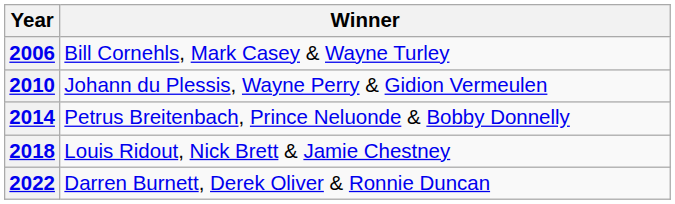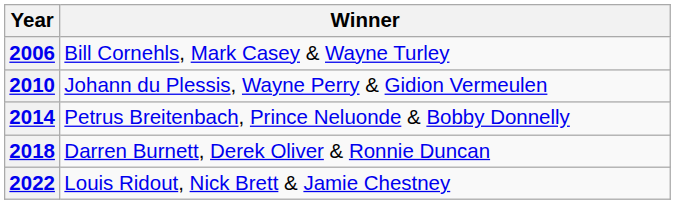(257, 150) Louis Ridout, Nick Brett & Jamie Chestney -> (277, 150) Darren Burnett, Derek Oliver & Ronnie Duncan
(277, 183) Darren Burnett, Derek Oliver & Ronnie Duncan -> (257, 183) Louis Ridout, Nick Brett & Jamie Chestney
